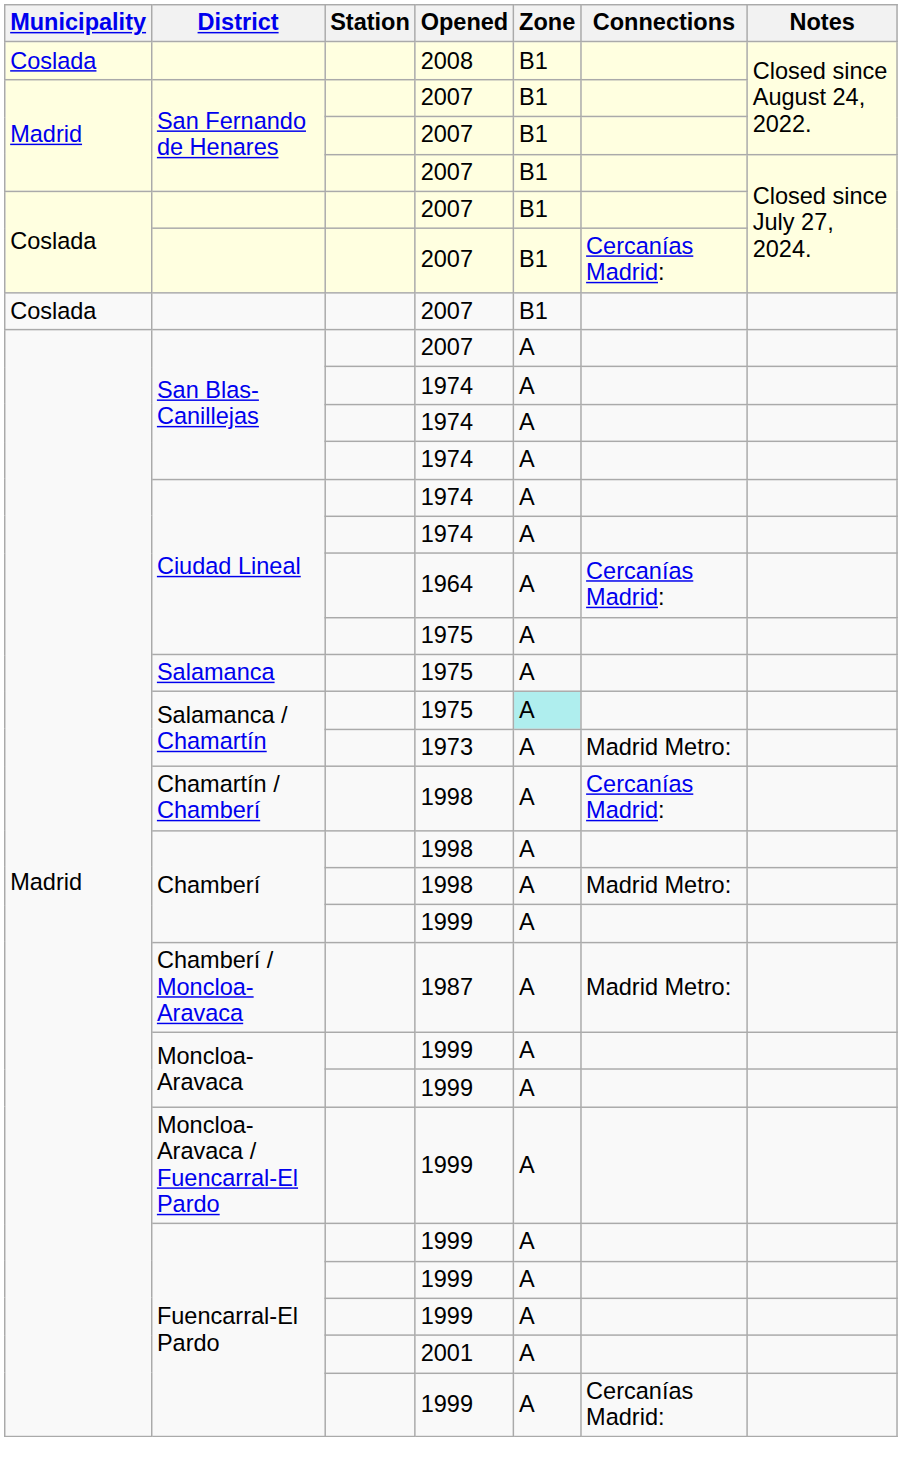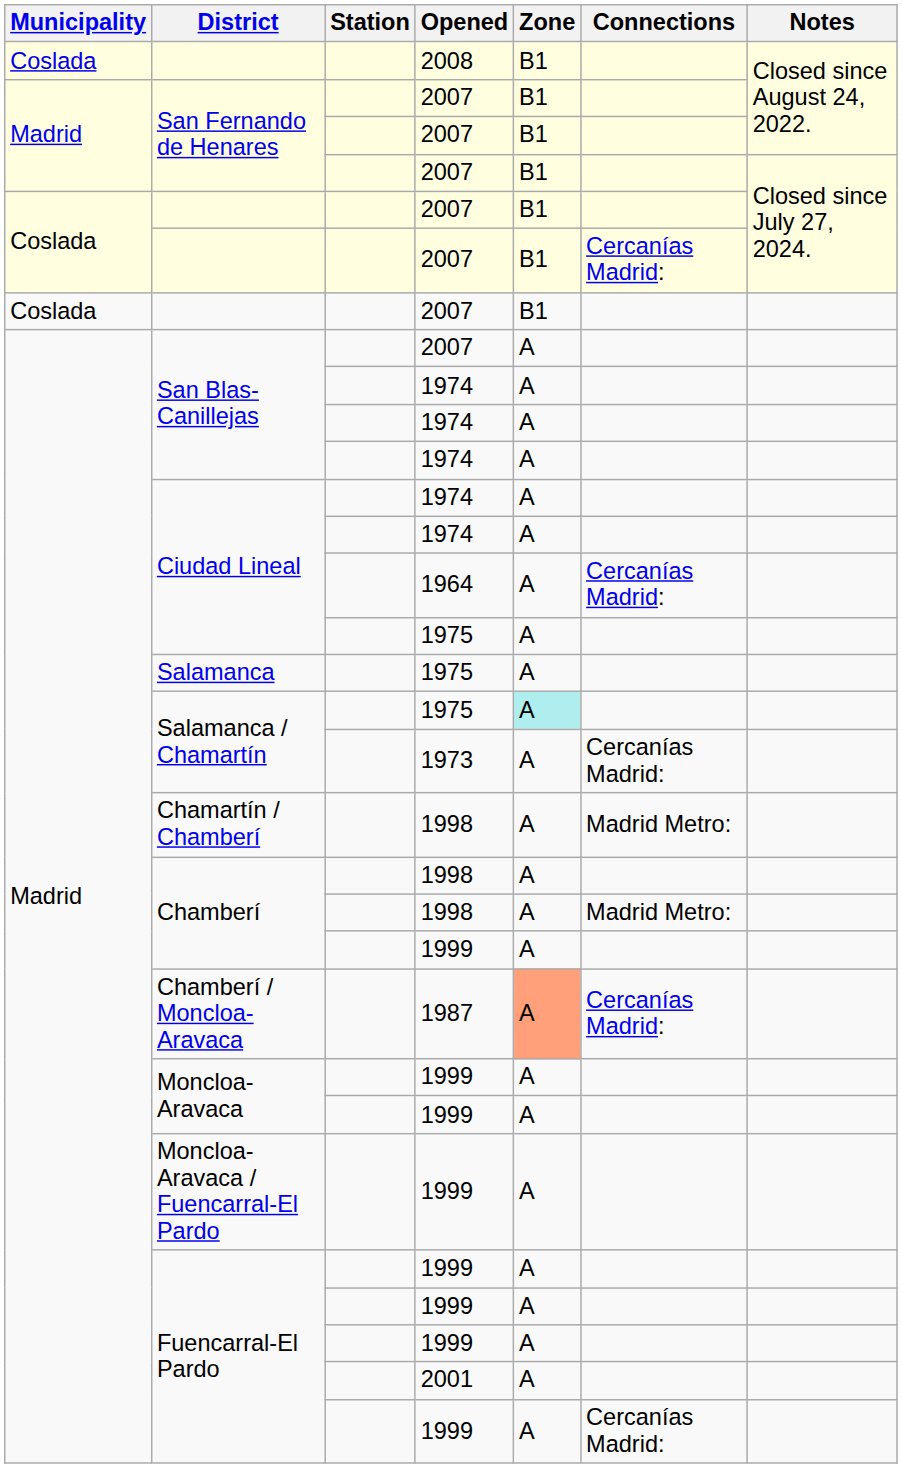(659, 747) Madrid Metro: -> (640, 760) Cercanías Madrid:
(640, 798) Cercanías Madrid: -> (659, 824) Madrid Metro:
(527, 986) no background -> (527, 1013) lightsalmon background
(659, 986) Madrid Metro: -> (640, 1013) Cercanías Madrid:
